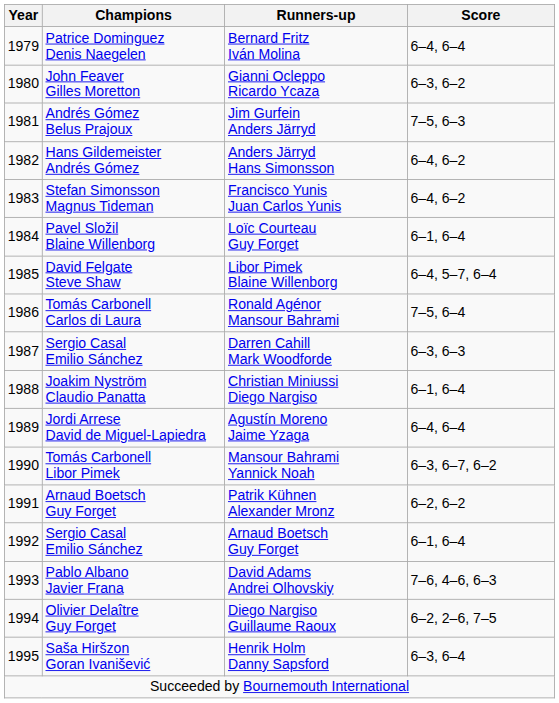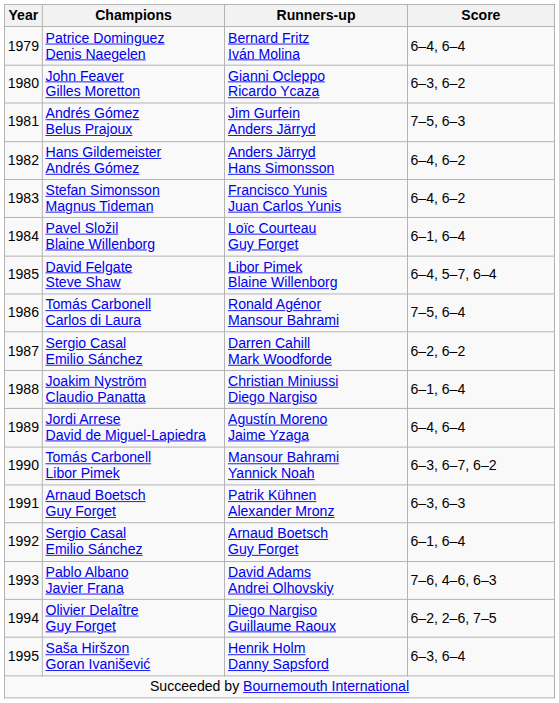(438, 351) 6–3, 6–3 -> (438, 351) 6–2, 6–2
(438, 503) 6–2, 6–2 -> (438, 503) 6–3, 6–3
